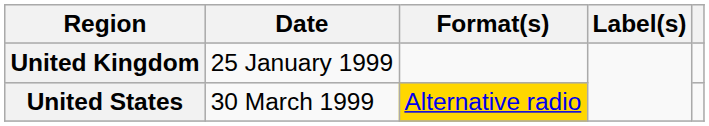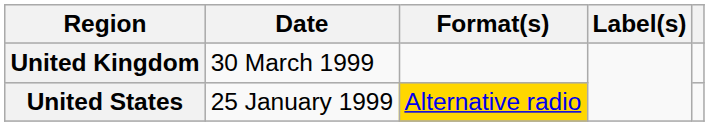(302, 62) 25 January 1999 -> (292, 62) 30 March 1999
(292, 101) 30 March 1999 -> (302, 101) 25 January 1999
